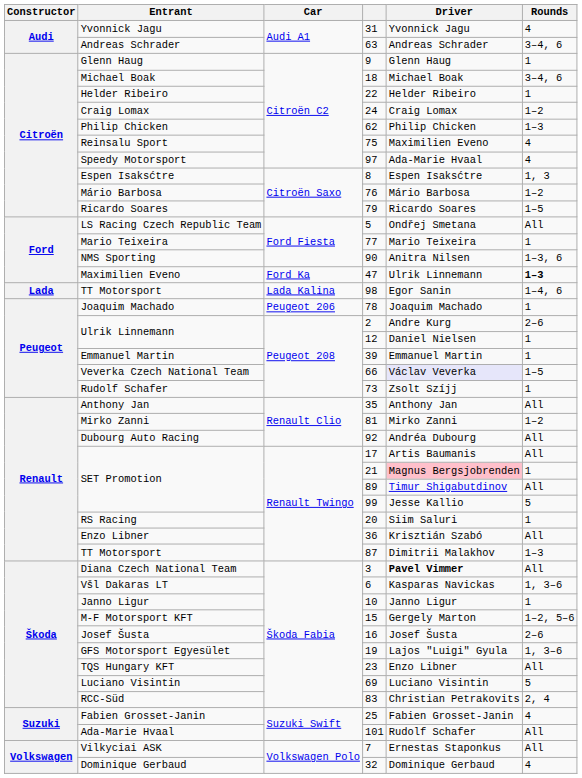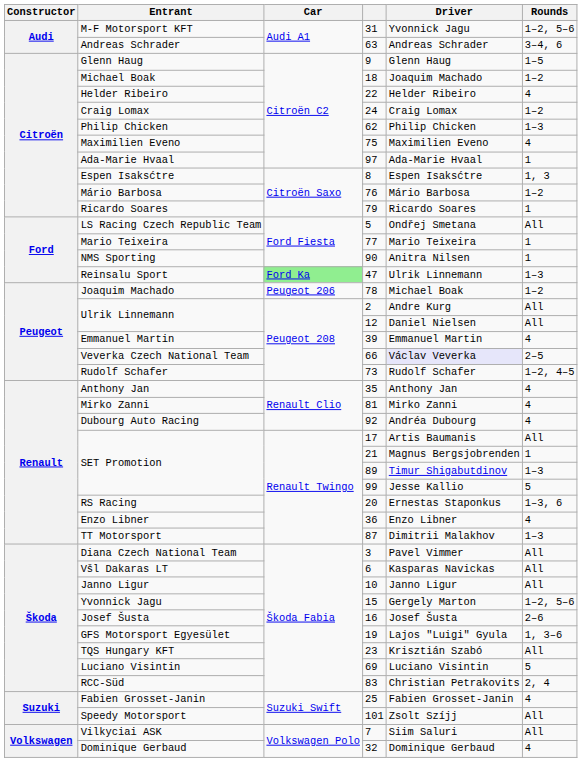(121, 29) Yvonnick Jagu -> (137, 29) M-F Motorsport KFT
(528, 29) 4 -> (550, 29) 1–2, 5–6
(528, 62) 1 -> (534, 62) 1–5
(426, 78) Michael Boak -> (436, 78) Joaquim Machado
(543, 78) 3–4, 6 -> (534, 78) 1–2
(528, 95) 1 -> (528, 95) 4
(124, 144) Reinsalu Sport -> (130, 144) Maximilien Eveno
(134, 160) Speedy Motorsport -> (127, 160) Ada-Marie Hvaal
(528, 160) 4 -> (528, 160) 1
(534, 209) 1–5 -> (528, 209) 1
(543, 258) 1–3, 6 -> (528, 258) 1
(130, 274) Maximilien Eveno -> (124, 274) Reinsalu Sport
(288, 274) no background -> (288, 274) lightgreen background
(534, 274) bold -> (534, 274) normal
- row: (371, 291)
(436, 307) Joaquim Machado -> (426, 291) Michael Boak
(528, 307) 1 -> (534, 291) 1–2
(534, 324) 2–6 -> (534, 307) All
(528, 340) 1 -> (534, 324) All
(528, 356) 1 -> (528, 340) 4
(534, 373) 1–5 -> (534, 356) 2–5
(423, 389) Zsolt Szíjj -> (432, 373) Rudolf Schafer
(528, 389) 1 -> (550, 373) 1–2, 4–5
(534, 405) All -> (528, 389) 4
(534, 422) 1–2 -> (528, 405) 4
(534, 438) All -> (528, 422) 4
(454, 471) pink background -> (454, 454) no background
(534, 487) All -> (534, 471) 1–3
(423, 520) Siim Saluri -> (445, 504) Ernestas Staponkus
(528, 520) 1 -> (543, 504) 1–3, 6
(436, 536) Krisztián Szabó -> (423, 520) Enzo Libner
(534, 536) All -> (528, 520) 4
(426, 569) bold -> (426, 553) normal
(543, 585) 1, 3–6 -> (534, 569) All
(528, 602) 1 -> (534, 585) All
(137, 618) M-F Motorsport KFT -> (121, 602) Yvonnick Jagu
(423, 667) Enzo Libner -> (436, 651) Krisztián Szabó
(127, 733) Ada-Marie Hvaal -> (134, 716) Speedy Motorsport
(432, 733) Rudolf Schafer -> (423, 716) Zsolt Szíjj
(445, 749) Ernestas Staponkus -> (423, 733) Siim Saluri
